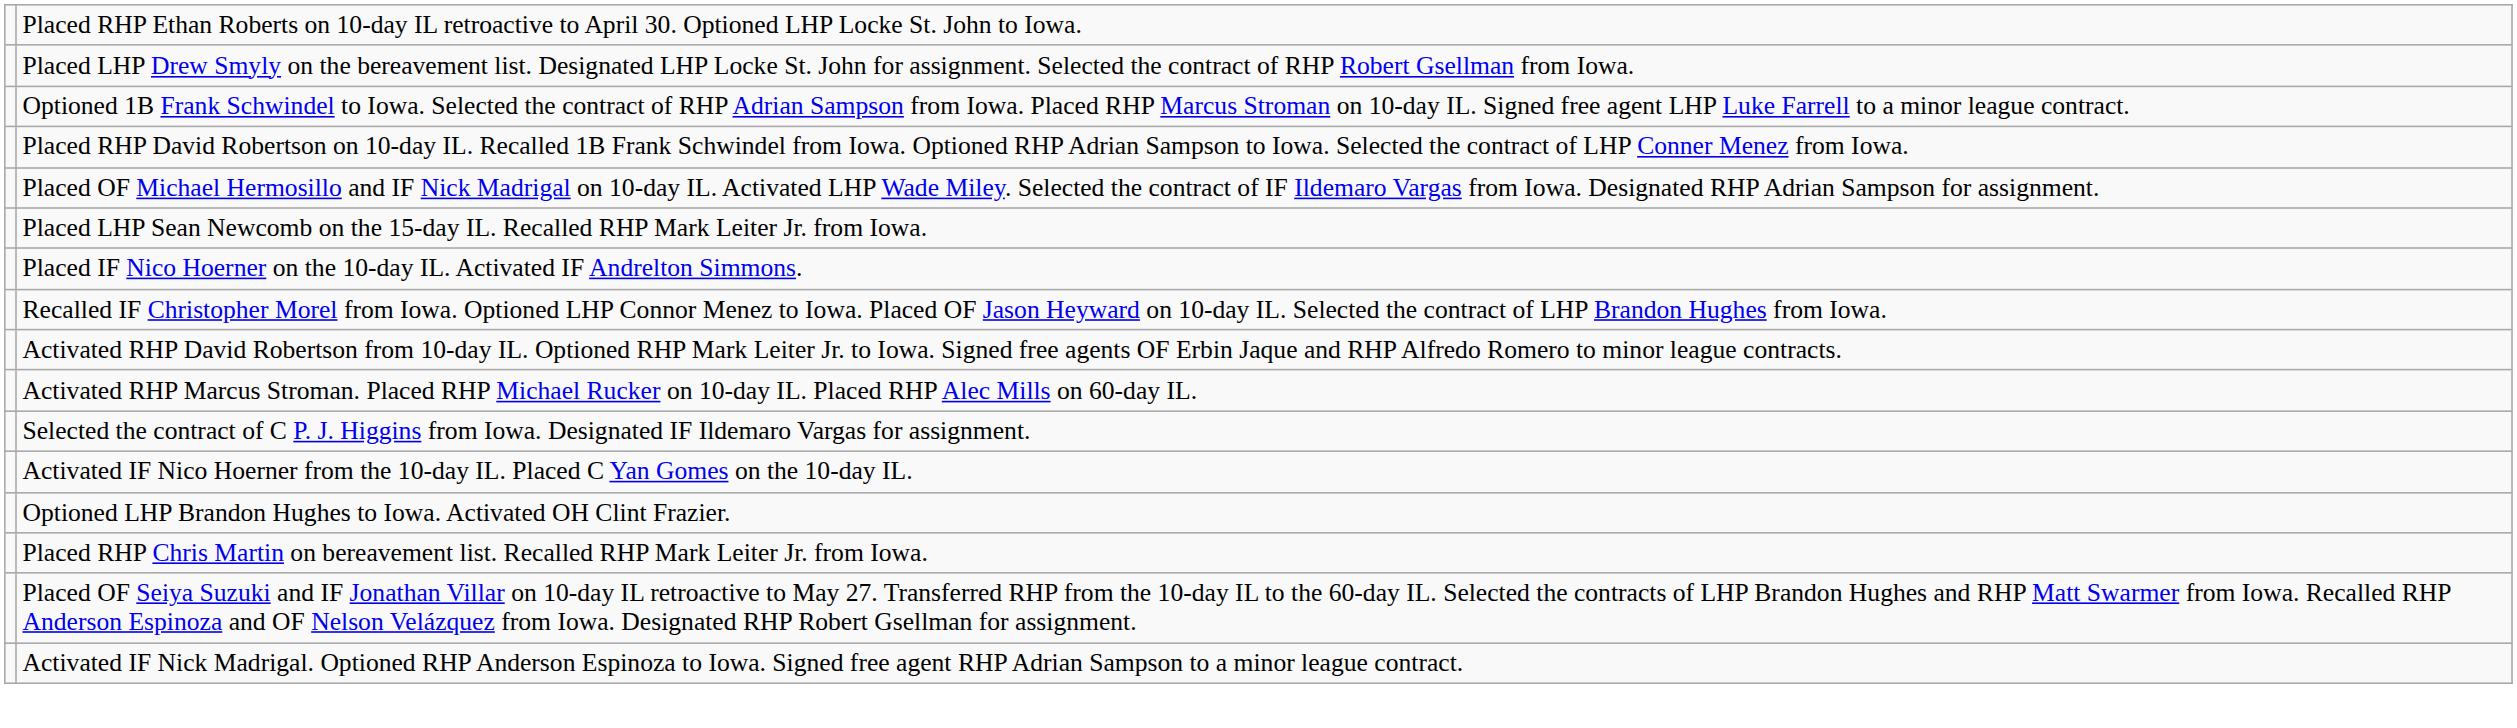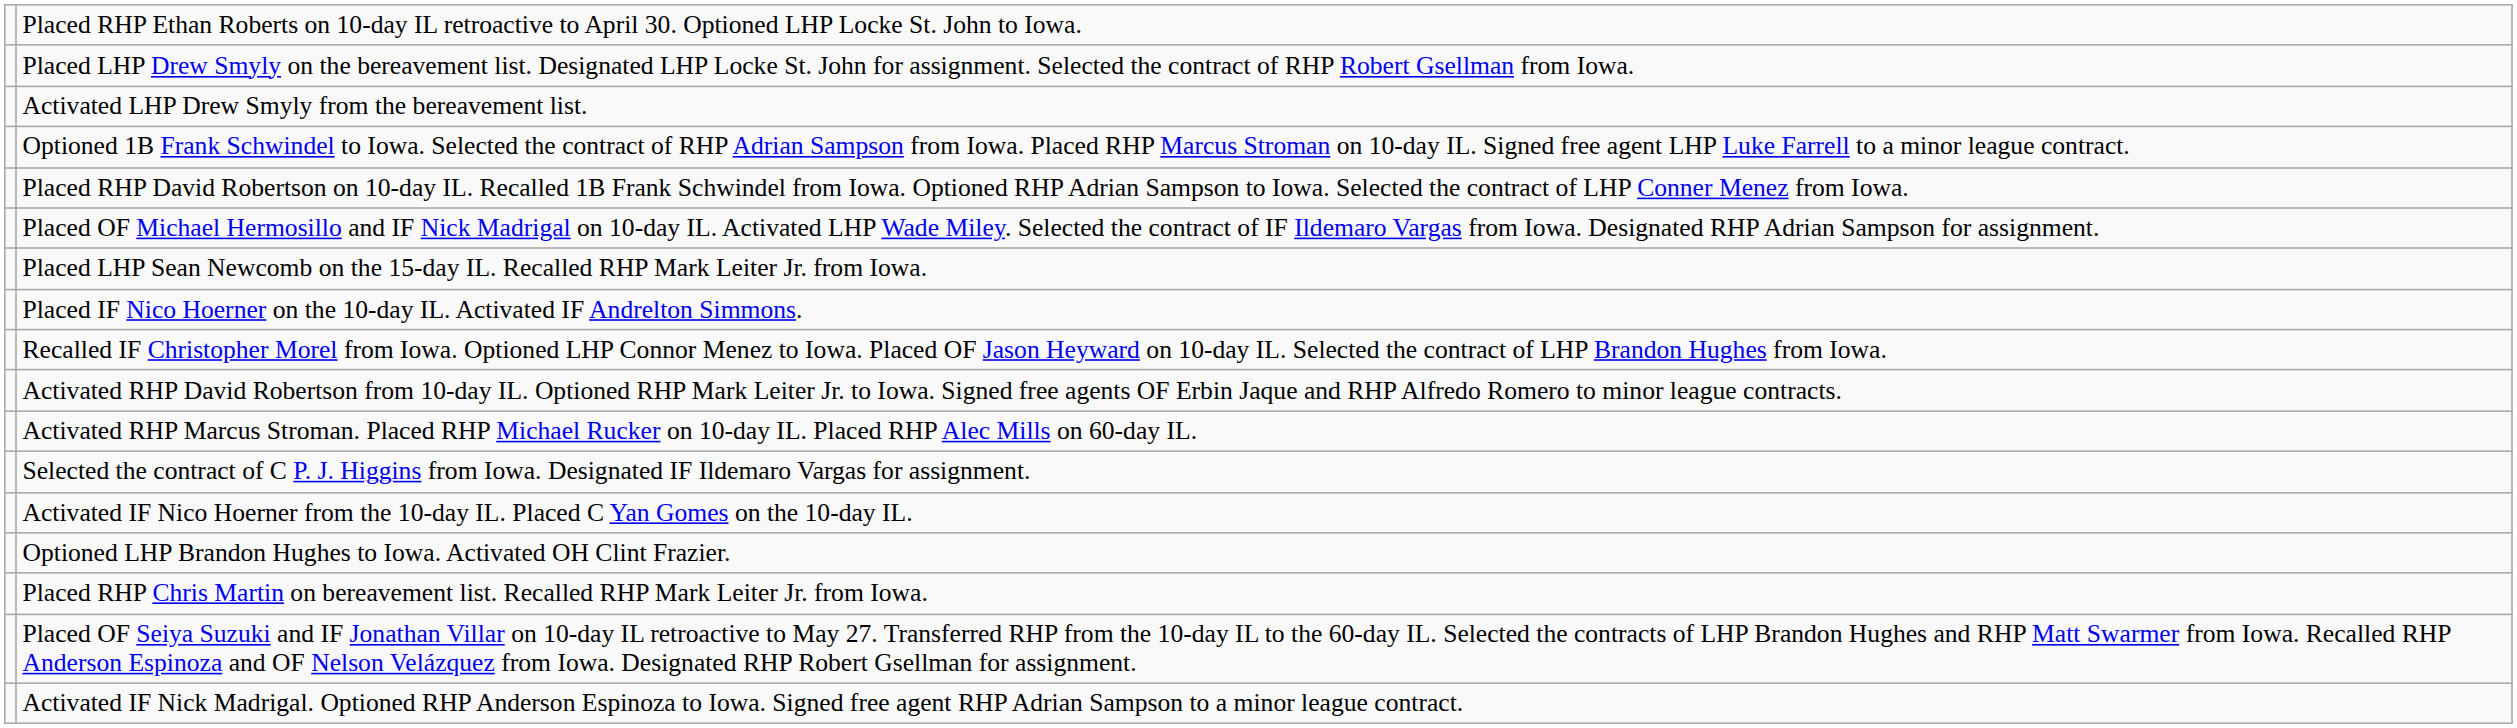+ row: (305, 106)
